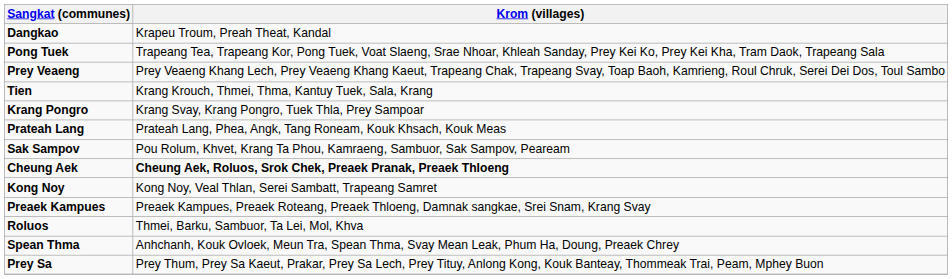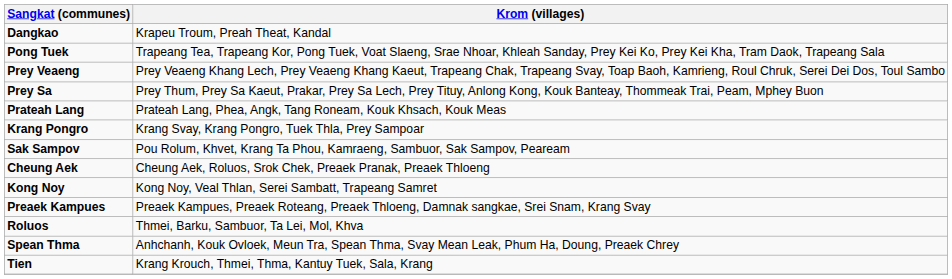rows swapped: (29, 264) <-> (20, 91)
rows swapped: (48, 110) <-> (46, 129)
(322, 168) bold -> (313, 168) normal
